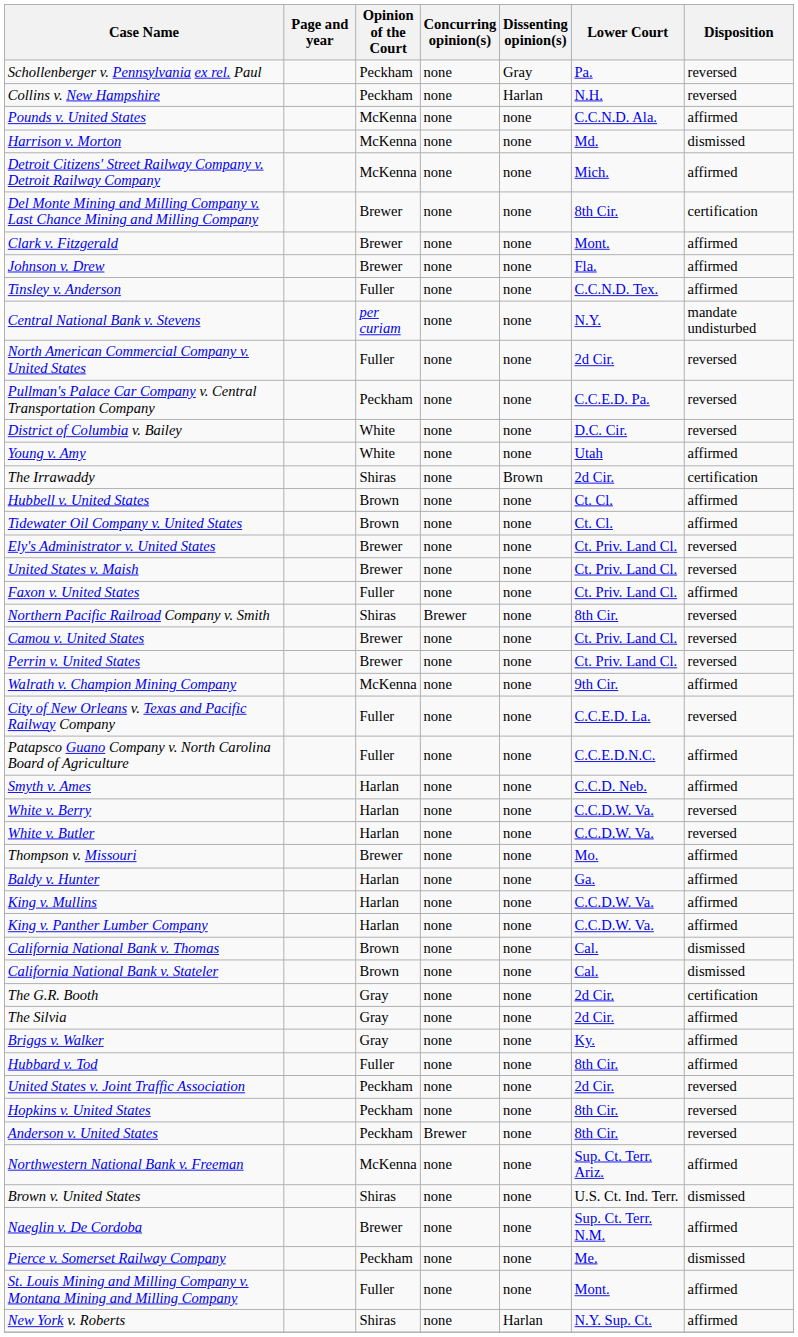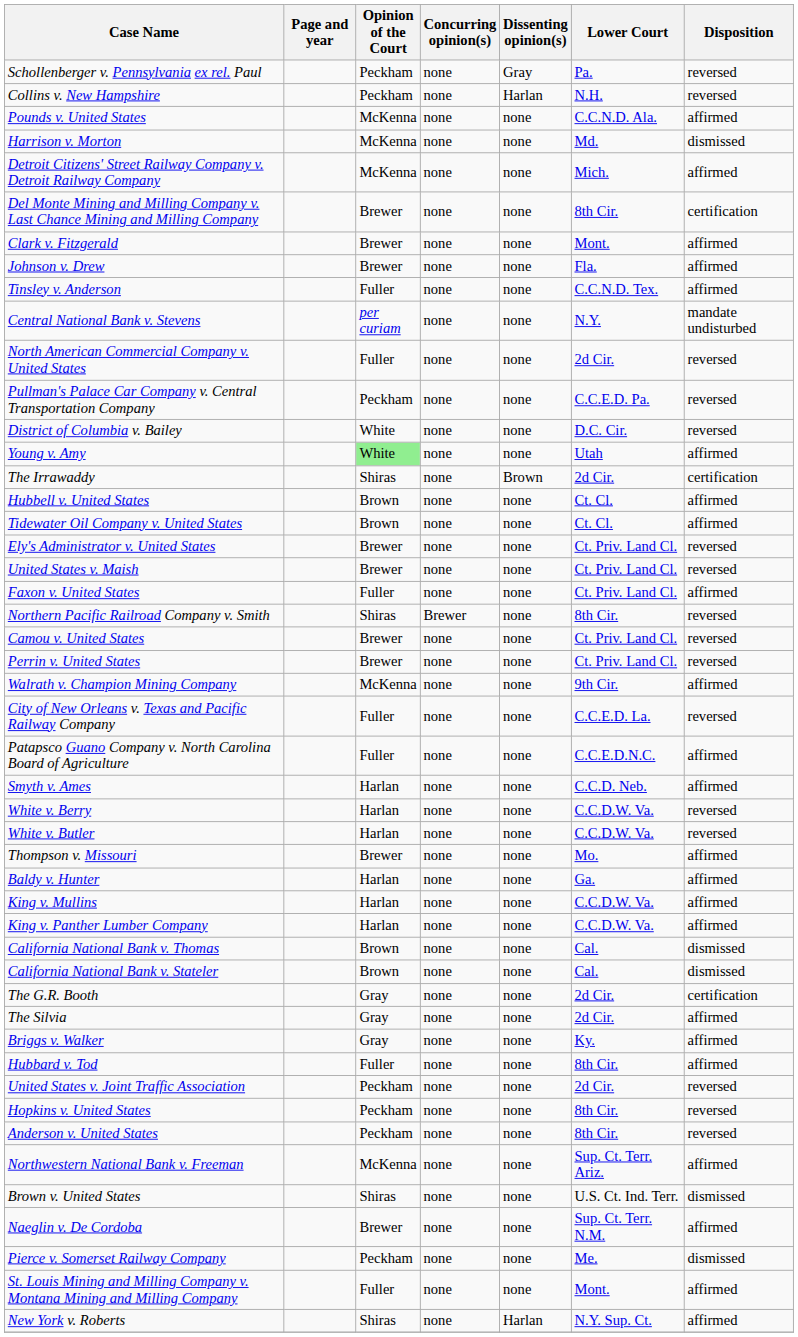(377, 453) no background -> (377, 453) lightgreen background
(445, 1133) Brewer -> (438, 1133) none
